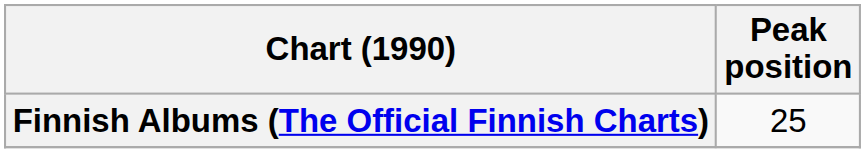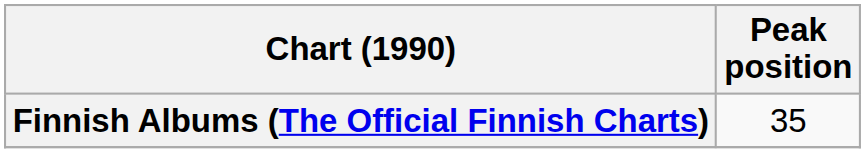(788, 119) 25 -> (788, 119) 35
